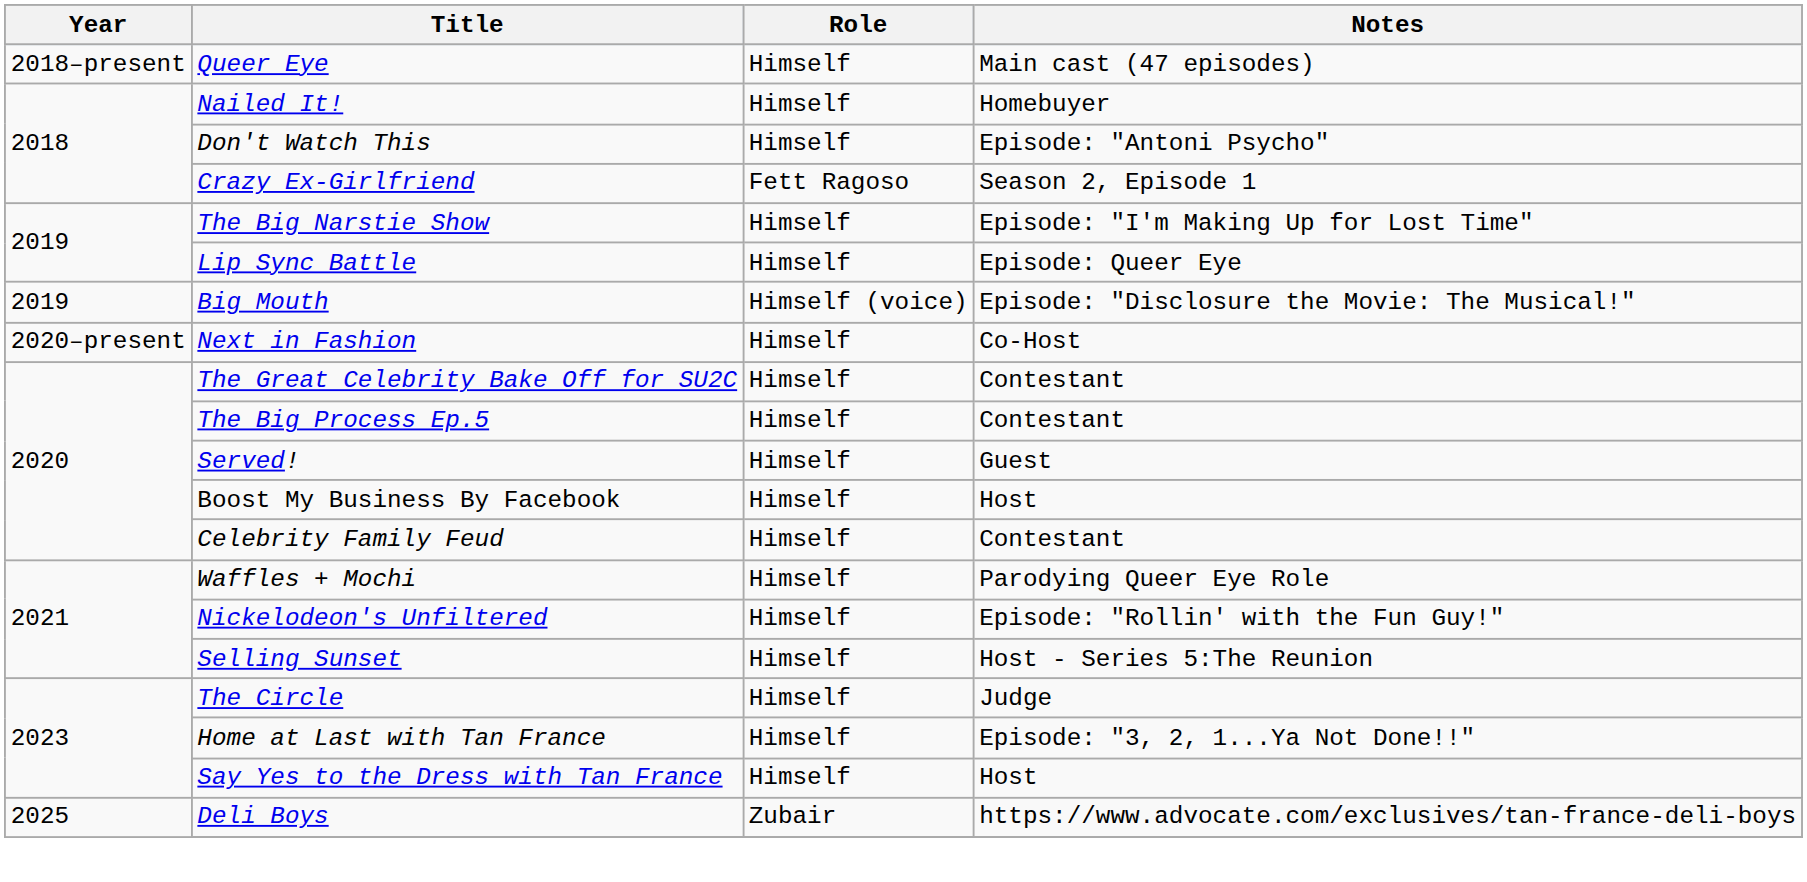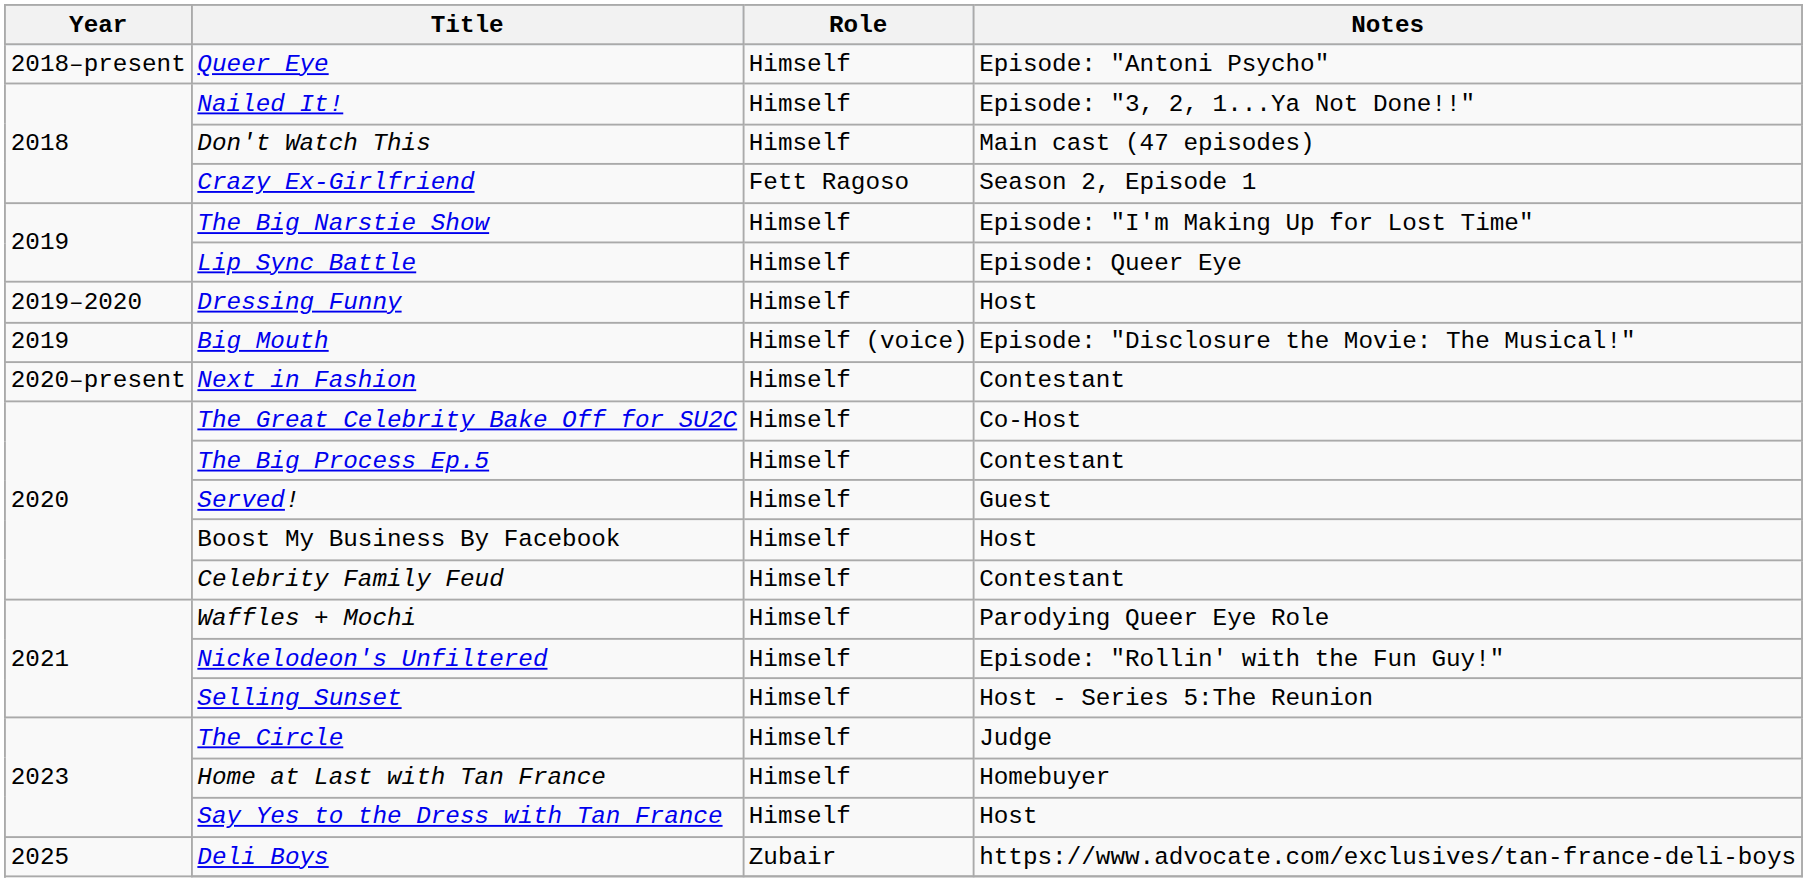(1147, 64) Main cast (47 episodes) -> (1154, 64) Episode: "Antoni Psycho"
(1045, 104) Homebuyer -> (1227, 104) Episode: "3, 2, 1...Ya Not Done!!"
(1154, 144) Episode: "Antoni Psycho" -> (1147, 144) Main cast (47 episodes)
+ row: (299, 302)
(1030, 342) Co-Host -> (1052, 381) Contestant
(1052, 381) Contestant -> (1030, 421) Co-Host
(1227, 738) Episode: "3, 2, 1...Ya Not Done!!" -> (1045, 778) Homebuyer
